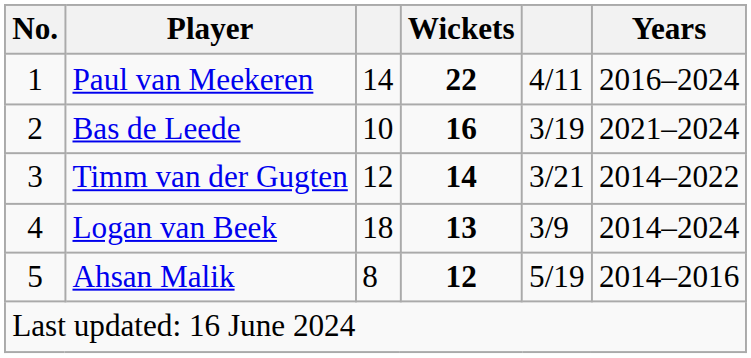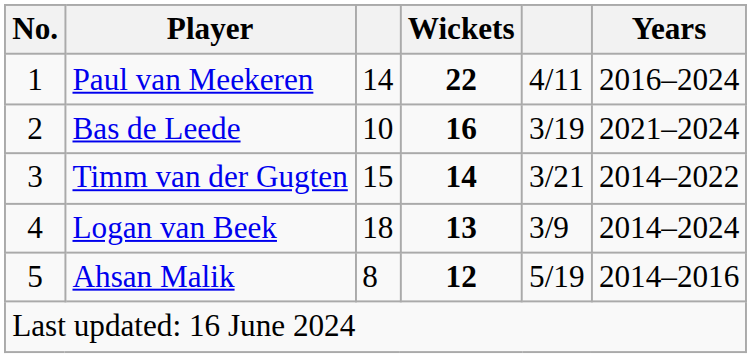(378, 177) 12 -> (378, 177) 15
